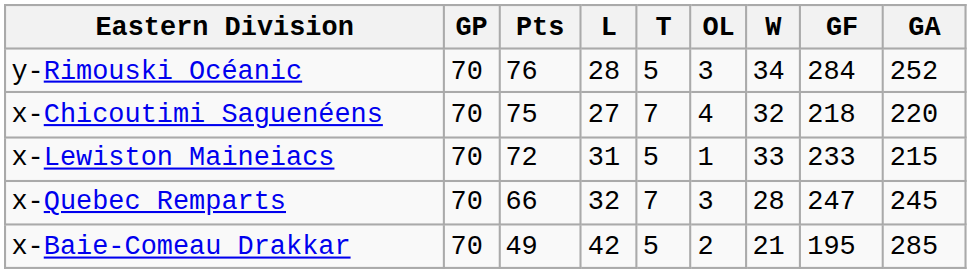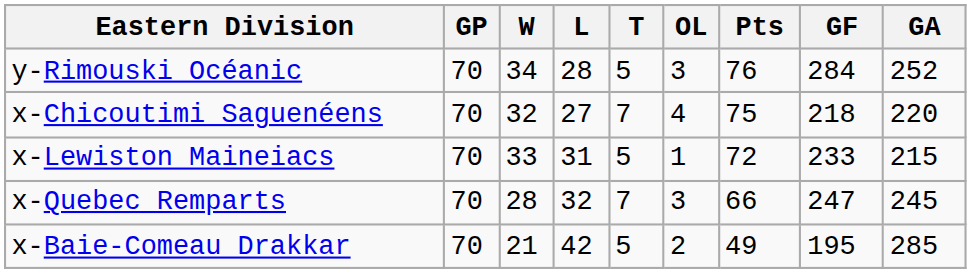columns swapped: (773, 27) <-> (540, 27)
